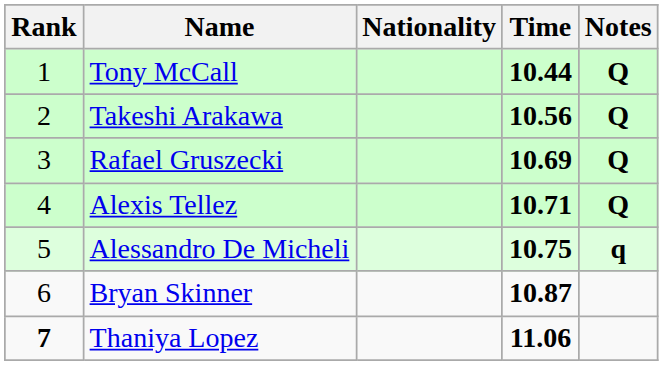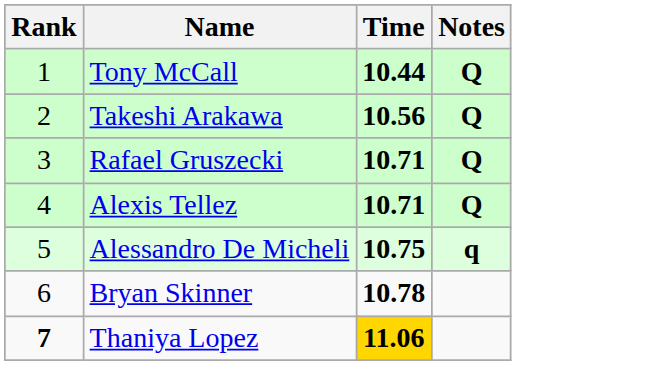- column: (429, 26)
(540, 159) 10.69 -> (394, 159) 10.71
(540, 293) 10.87 -> (394, 293) 10.78
(540, 337) no background -> (394, 337) gold background
